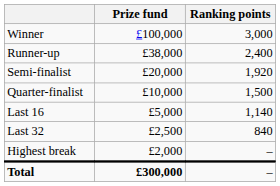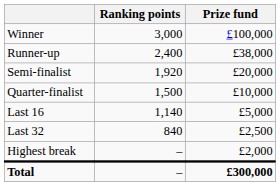columns swapped: (140, 14) <-> (230, 14)
